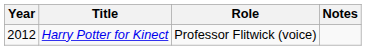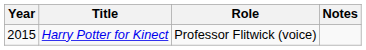(22, 34) 2012 -> (22, 34) 2015
